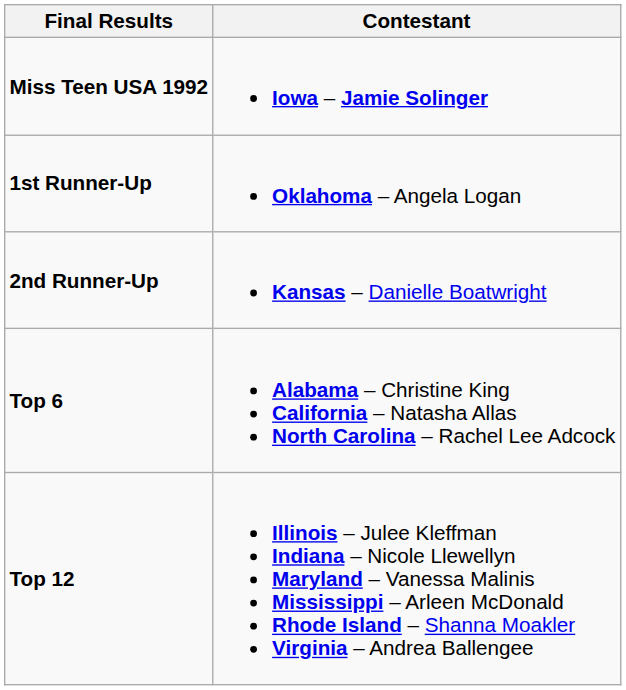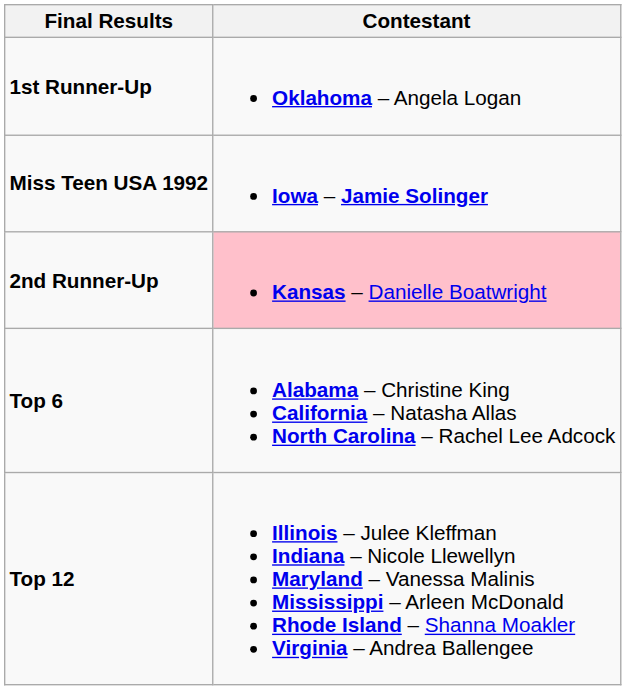rows swapped: (109, 86) <-> (81, 183)
(417, 292) no background -> (417, 292) pink background
